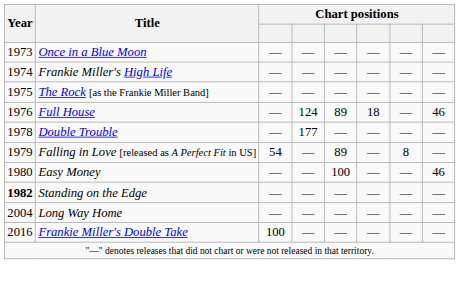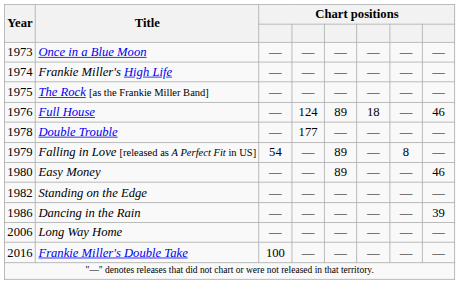(341, 172) 100 -> (341, 172) 89
(20, 192) bold -> (20, 192) normal
+ row: (89, 212)
(20, 212) 2004 -> (20, 232) 2006
